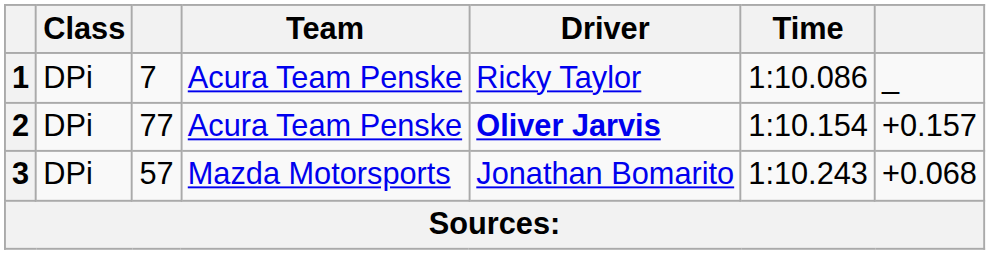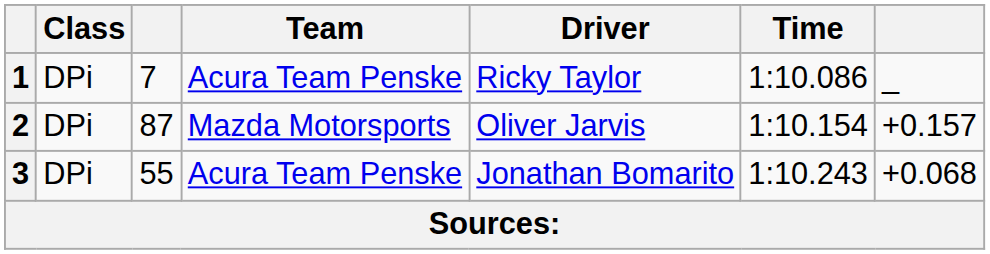(157, 126) 77 -> (157, 126) 87
(325, 126) Acura Team Penske -> (319, 126) Mazda Motorsports
(569, 126) bold -> (561, 126) normal
(157, 175) 57 -> (157, 175) 55
(319, 175) Mazda Motorsports -> (325, 175) Acura Team Penske
